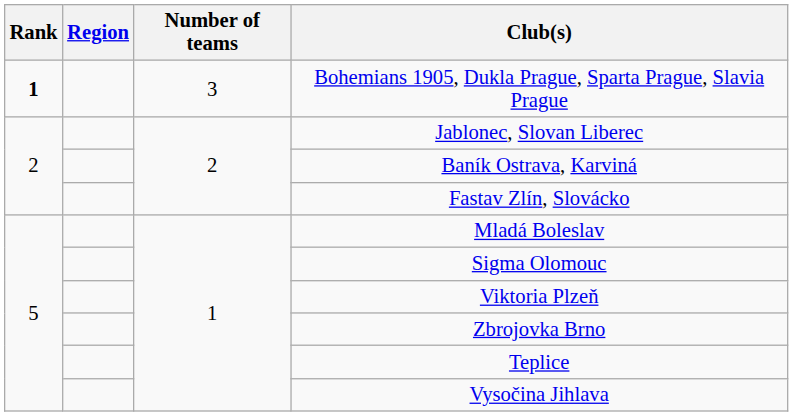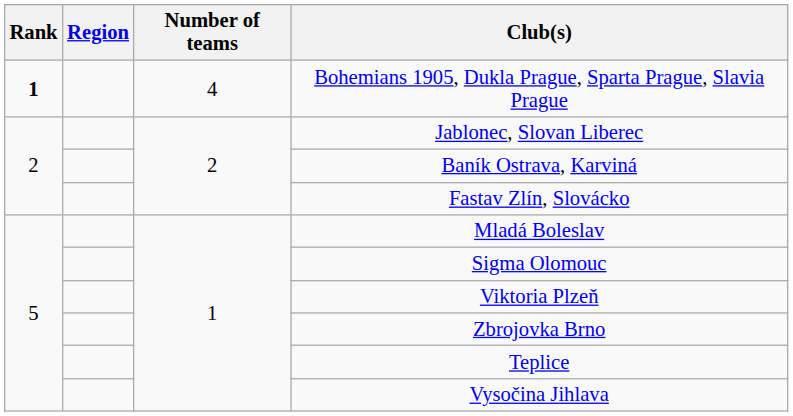(212, 88) 3 -> (212, 88) 4
